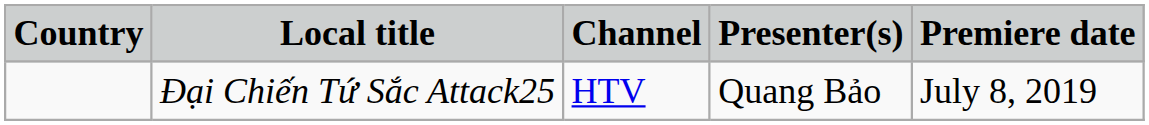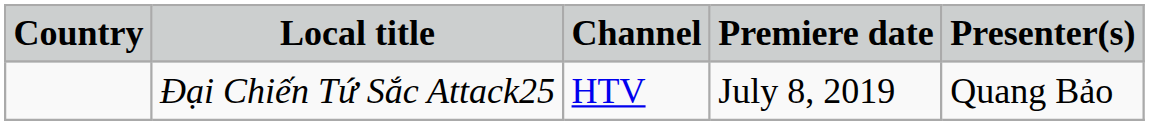columns swapped: (811, 33) <-> (1028, 33)
